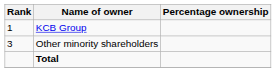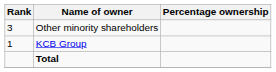rows swapped: (61, 28) <-> (97, 43)
